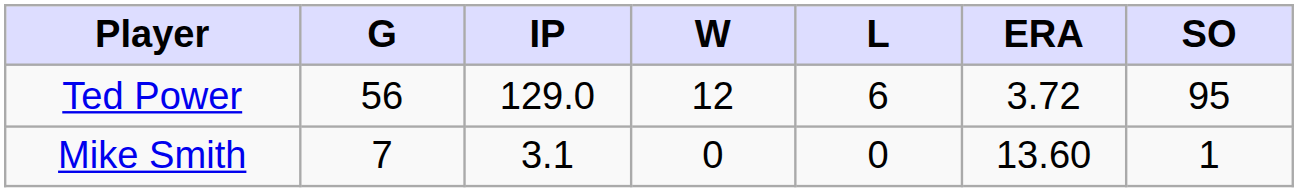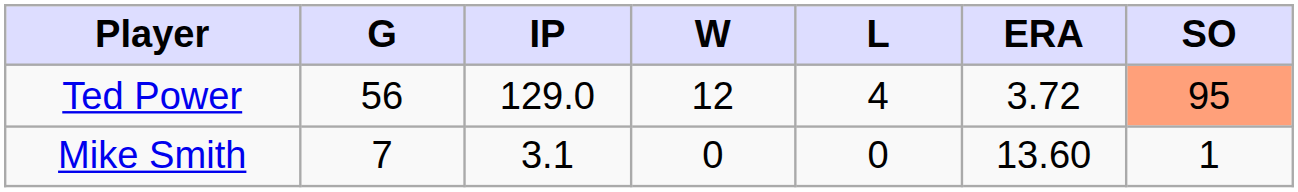(878, 95) 6 -> (878, 95) 4
(1209, 95) no background -> (1209, 95) lightsalmon background
